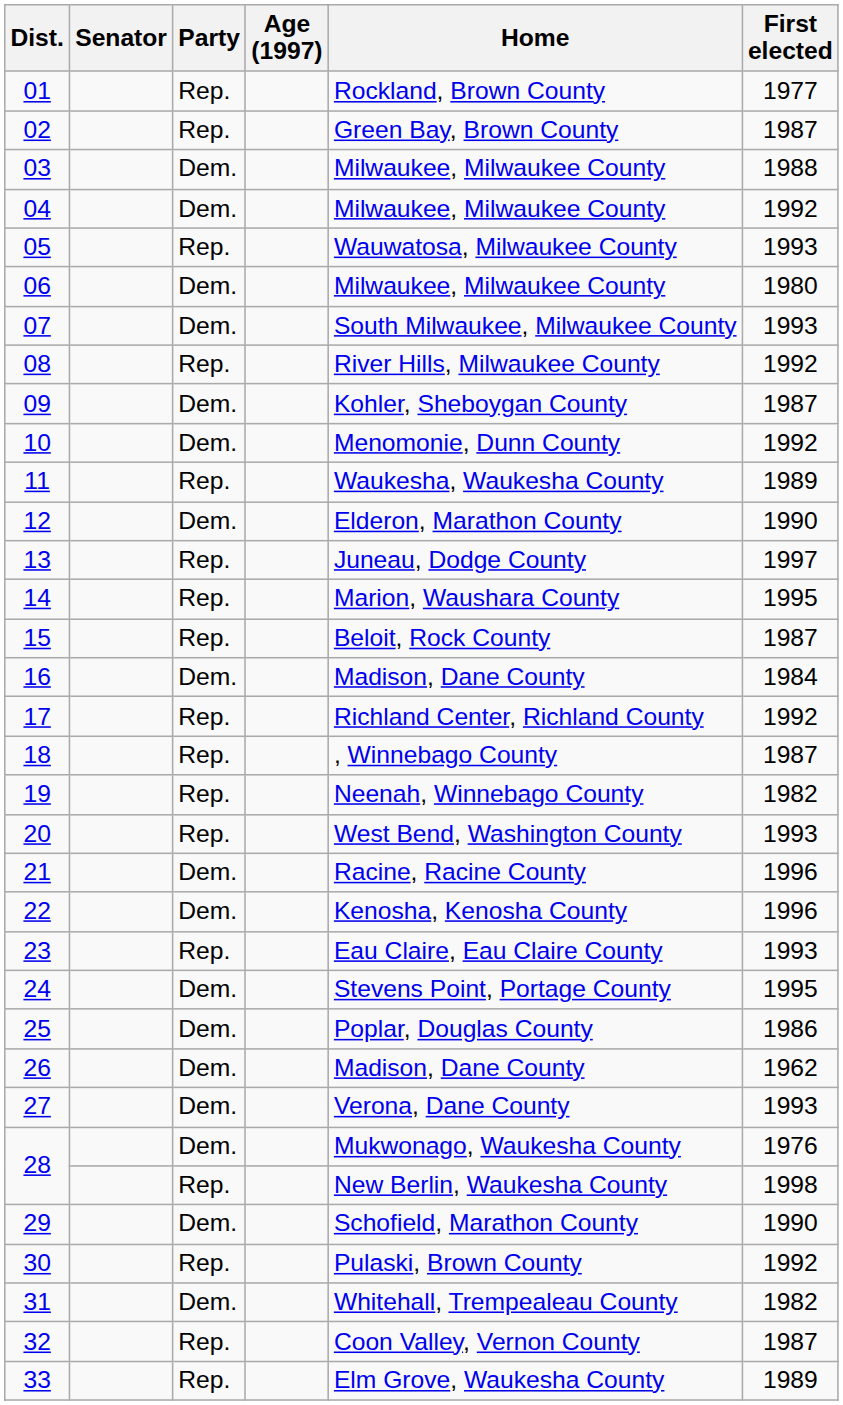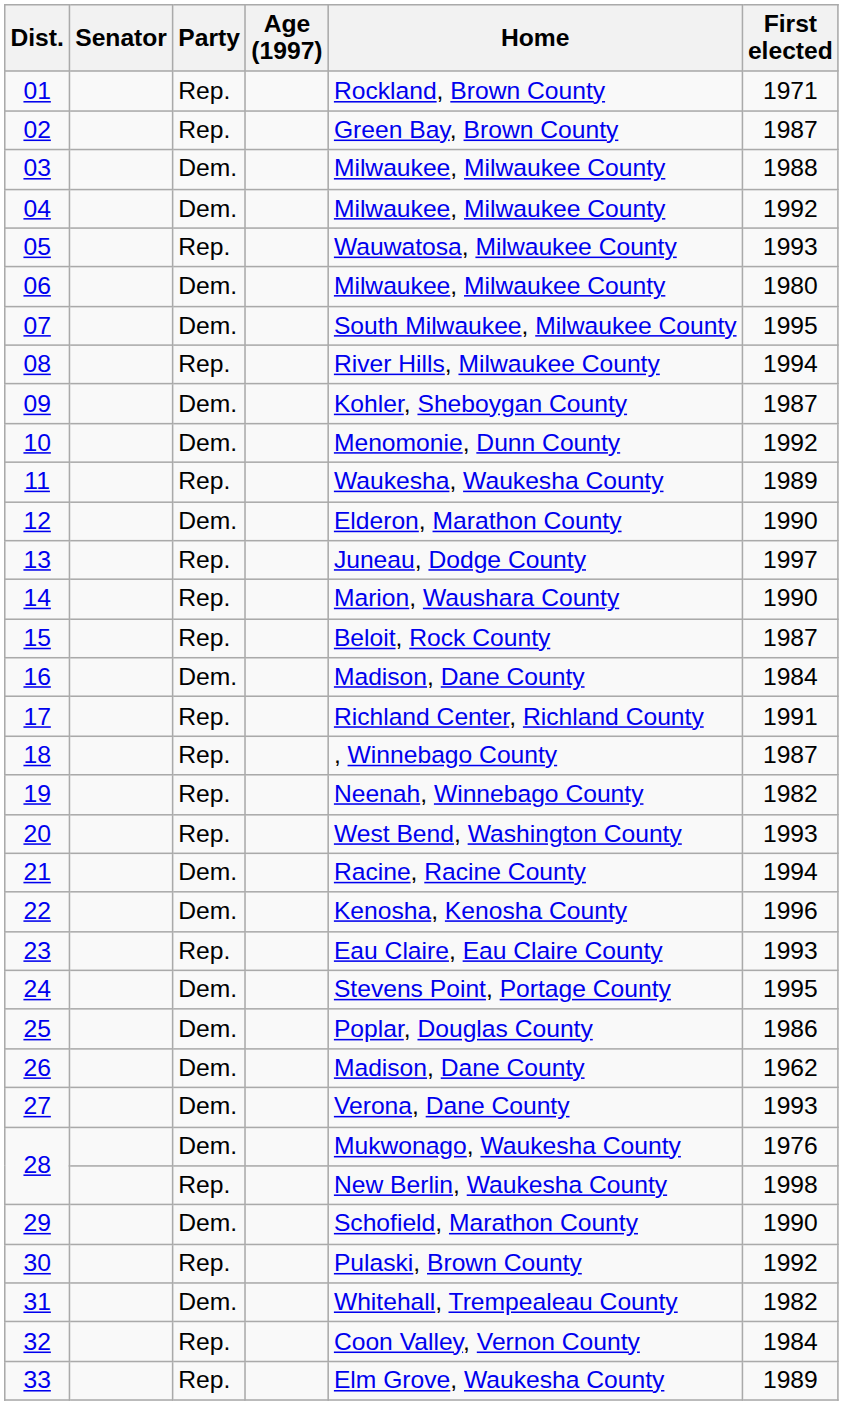(790, 90) 1977 -> (790, 90) 1971
(790, 325) 1993 -> (790, 325) 1995
(790, 364) 1992 -> (790, 364) 1994
(790, 598) 1995 -> (790, 598) 1990
(790, 716) 1992 -> (790, 716) 1991
(790, 872) 1996 -> (790, 872) 1994
(790, 1341) 1987 -> (790, 1341) 1984
